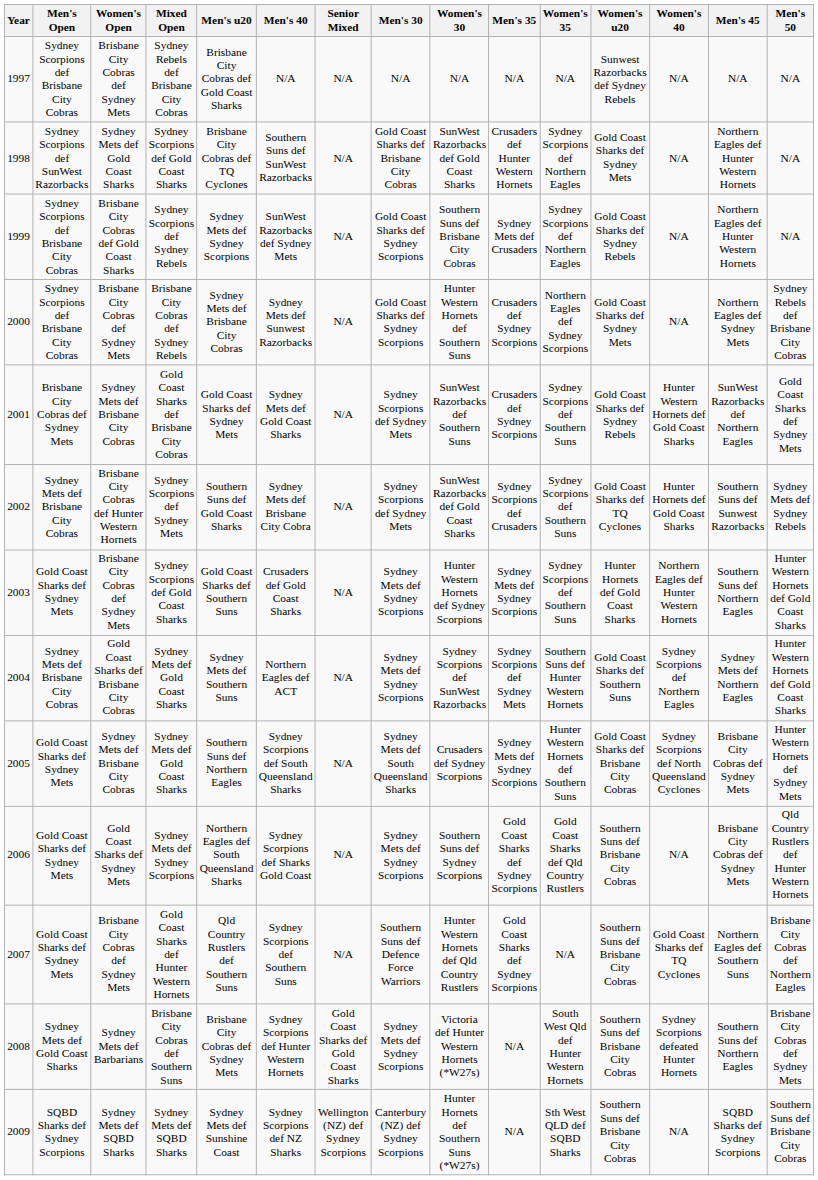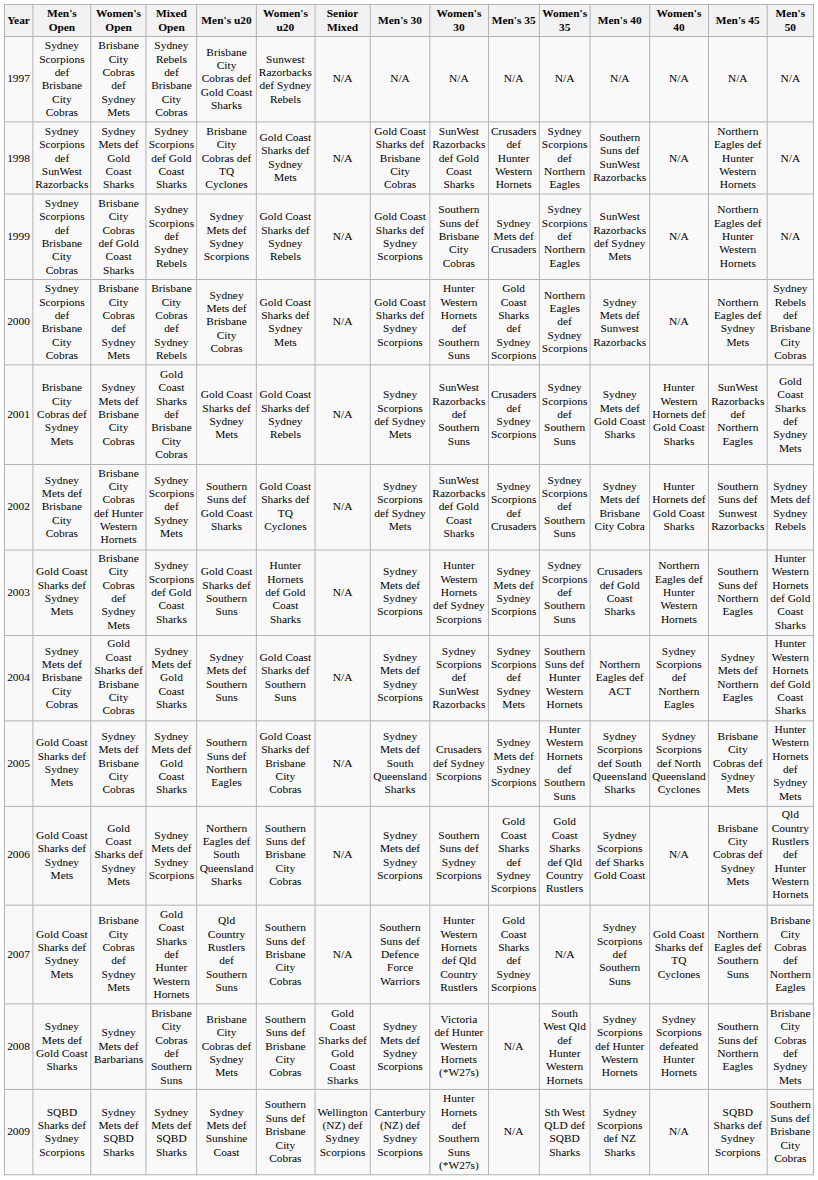columns swapped: (620, 20) <-> (286, 20)
(514, 322) Crusaders def Sydney Scorpions -> (514, 322) Gold Coast Sharks def Sydney Scorpions
